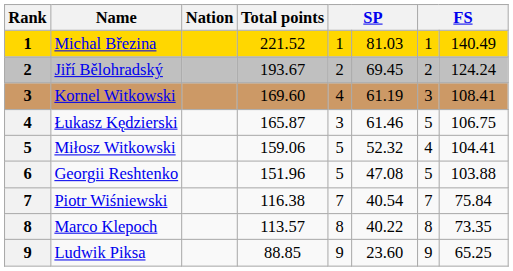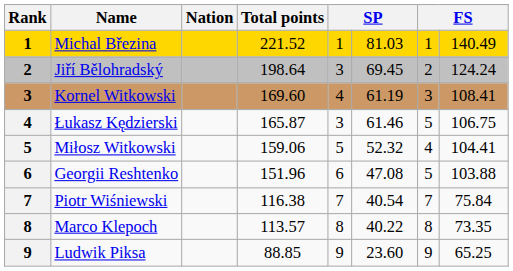(283, 69) 193.67 -> (283, 69) 198.64
(340, 69) 2 -> (340, 69) 3
(340, 174) 5 -> (340, 174) 6
